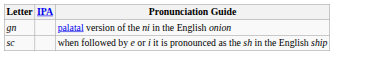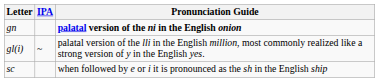(144, 27) normal -> (150, 27) bold
+ row: (15, 48)
